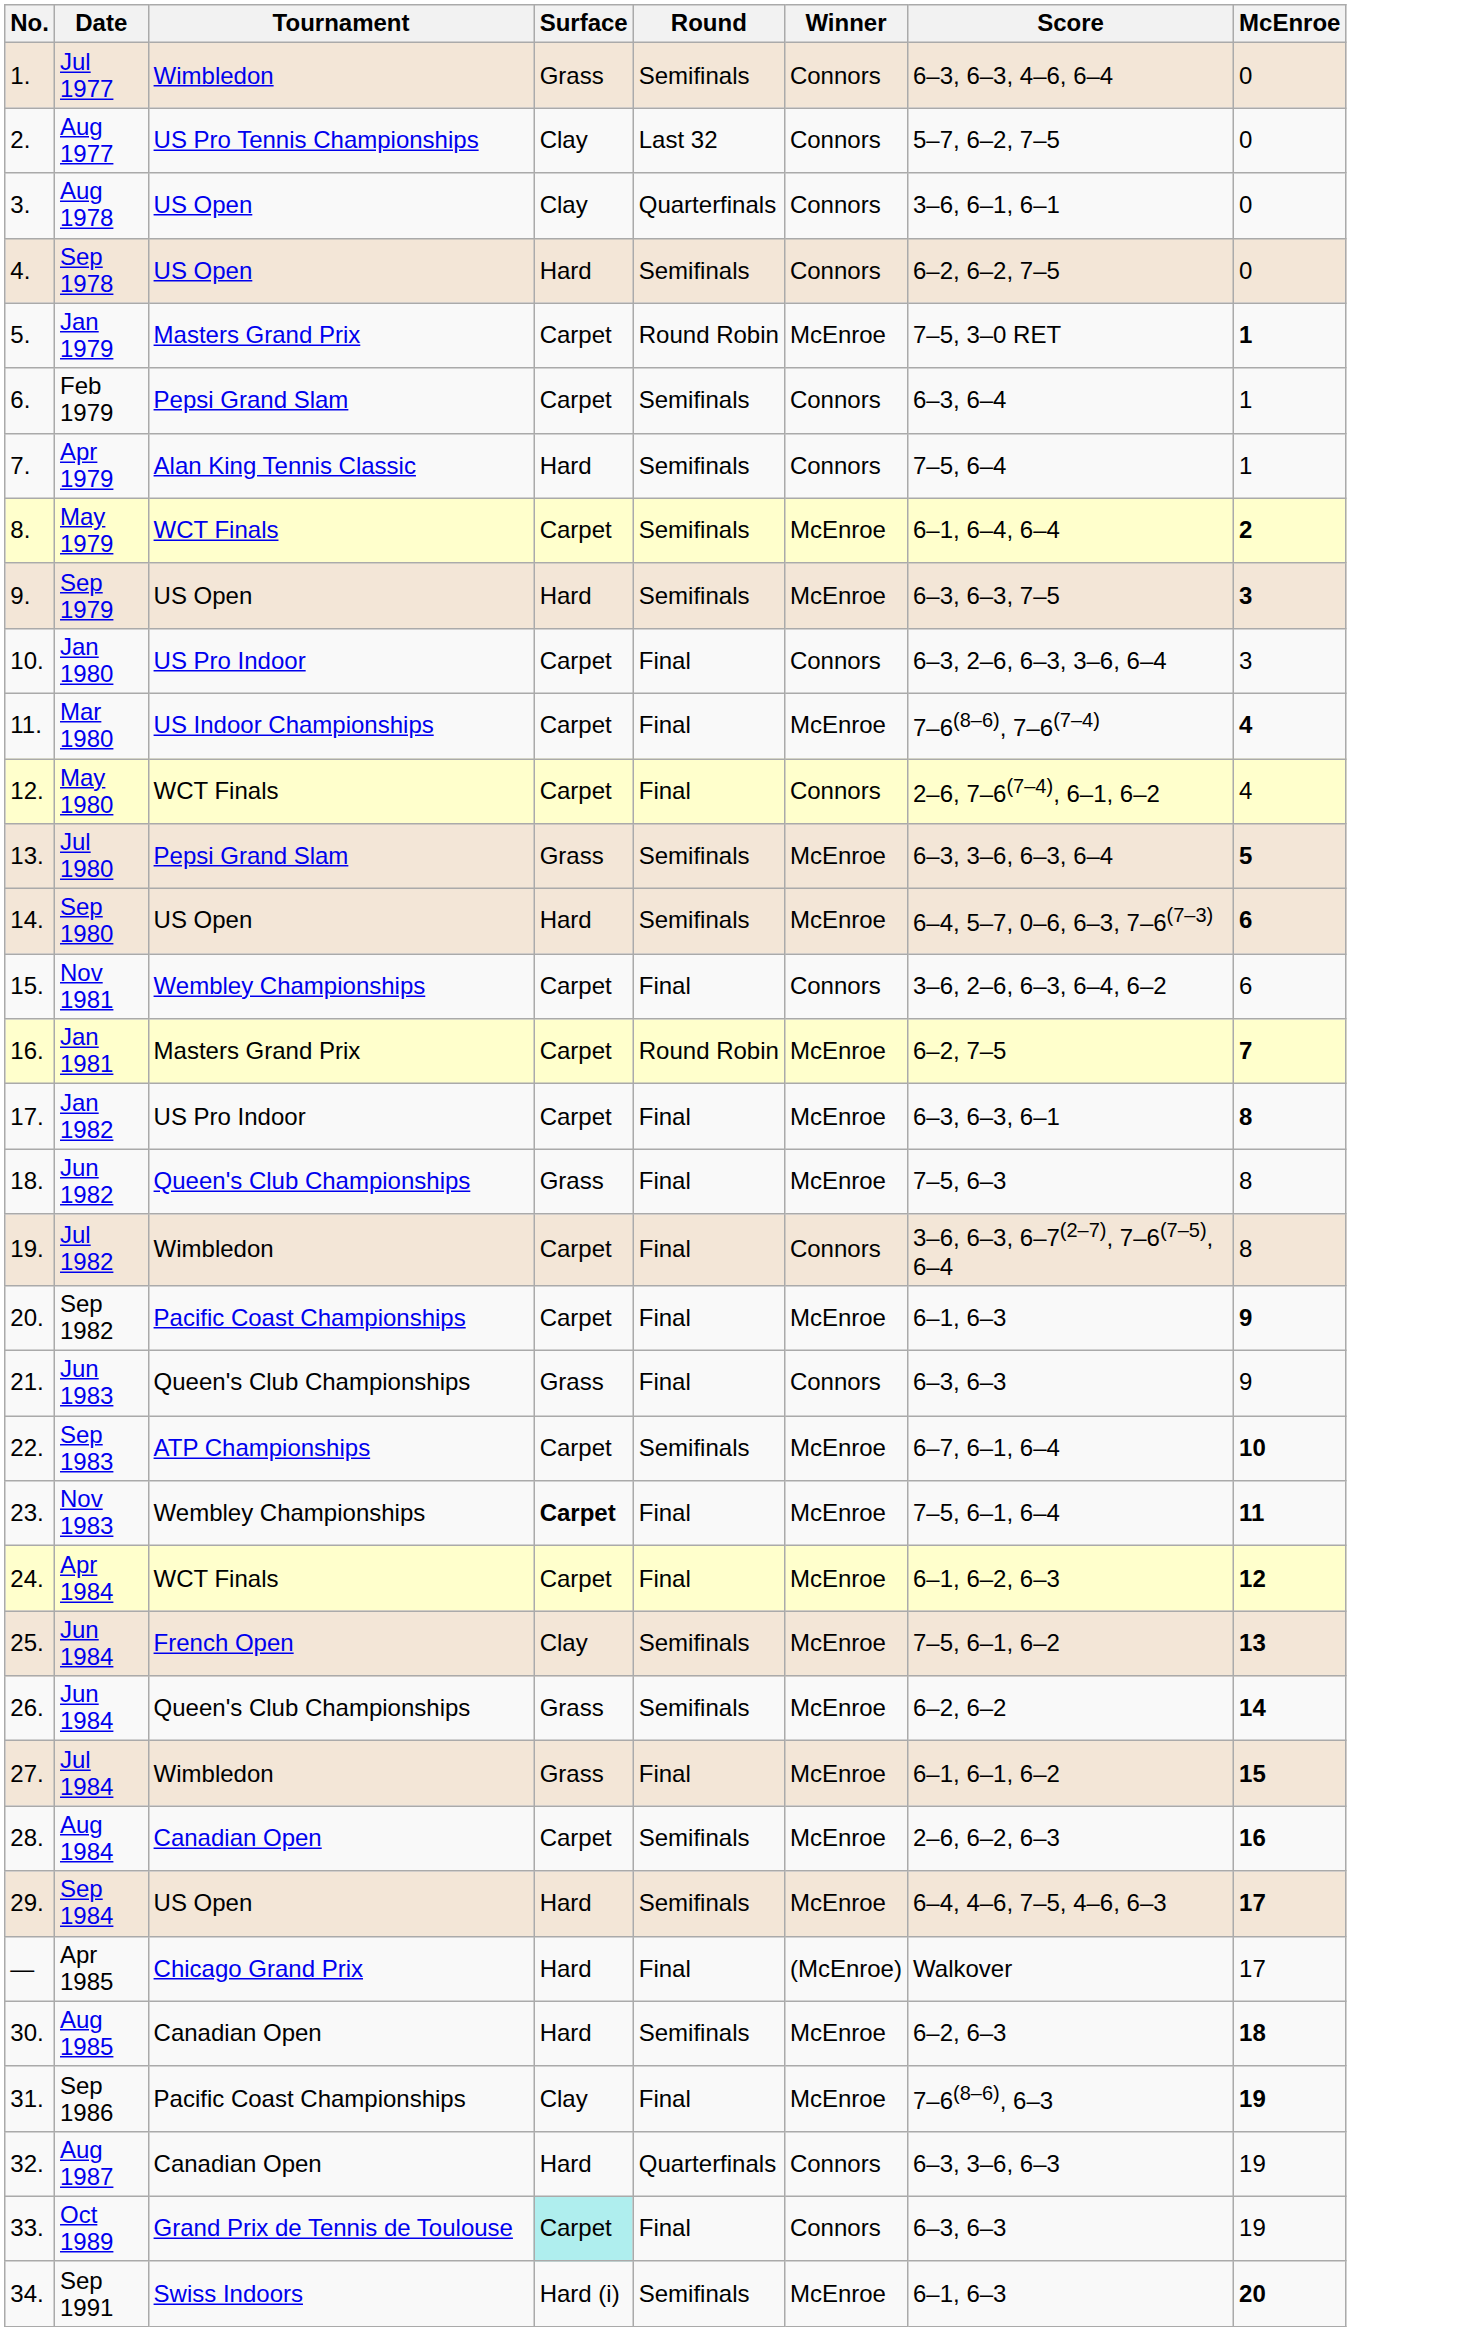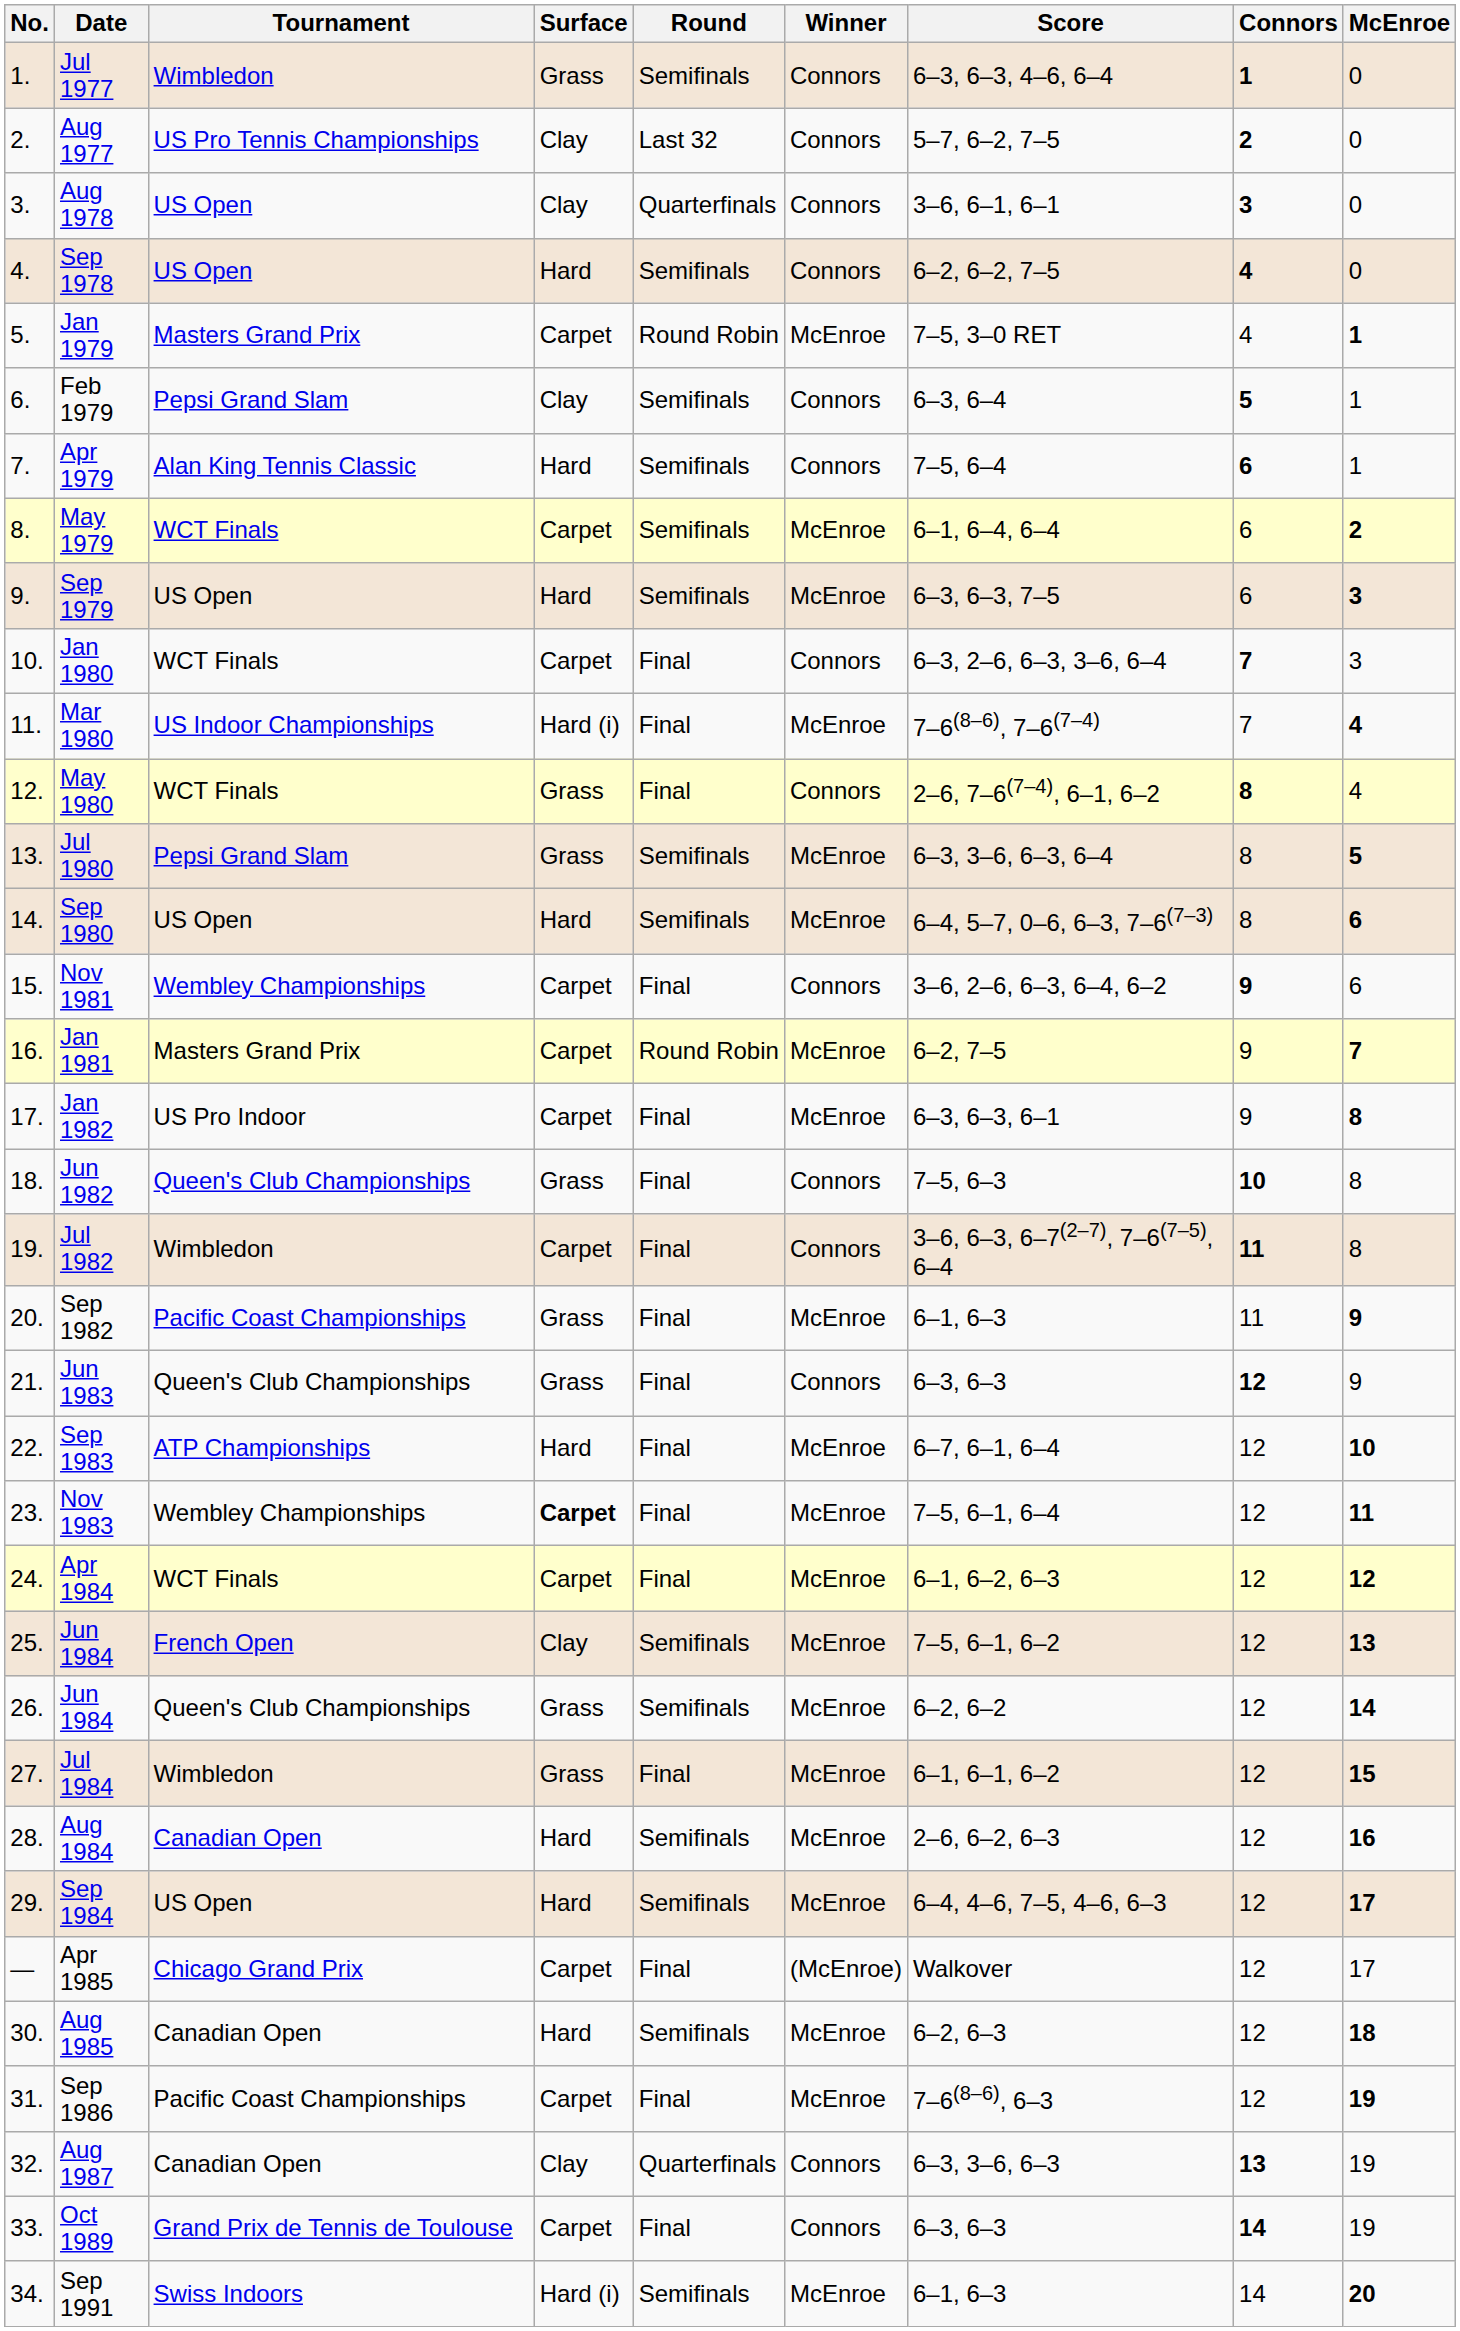+ column: (1288, 23)
(576, 400) Carpet -> (564, 400) Clay
(230, 660) US Pro Indoor -> (216, 660) WCT Finals
(576, 725) Carpet -> (580, 725) Hard (i)
(576, 790) Carpet -> (572, 790) Grass
(838, 1181) McEnroe -> (835, 1181) Connors
(576, 1317) Carpet -> (572, 1317) Grass
(576, 1447) Carpet -> (566, 1447) Hard
(694, 1447) Semifinals -> (665, 1447) Final
(576, 1838) Carpet -> (566, 1838) Hard
(566, 1968) Hard -> (576, 1968) Carpet
(564, 2098) Clay -> (576, 2098) Carpet
(566, 2163) Hard -> (564, 2163) Clay
(576, 2228) paleturquoise background -> (576, 2228) no background
